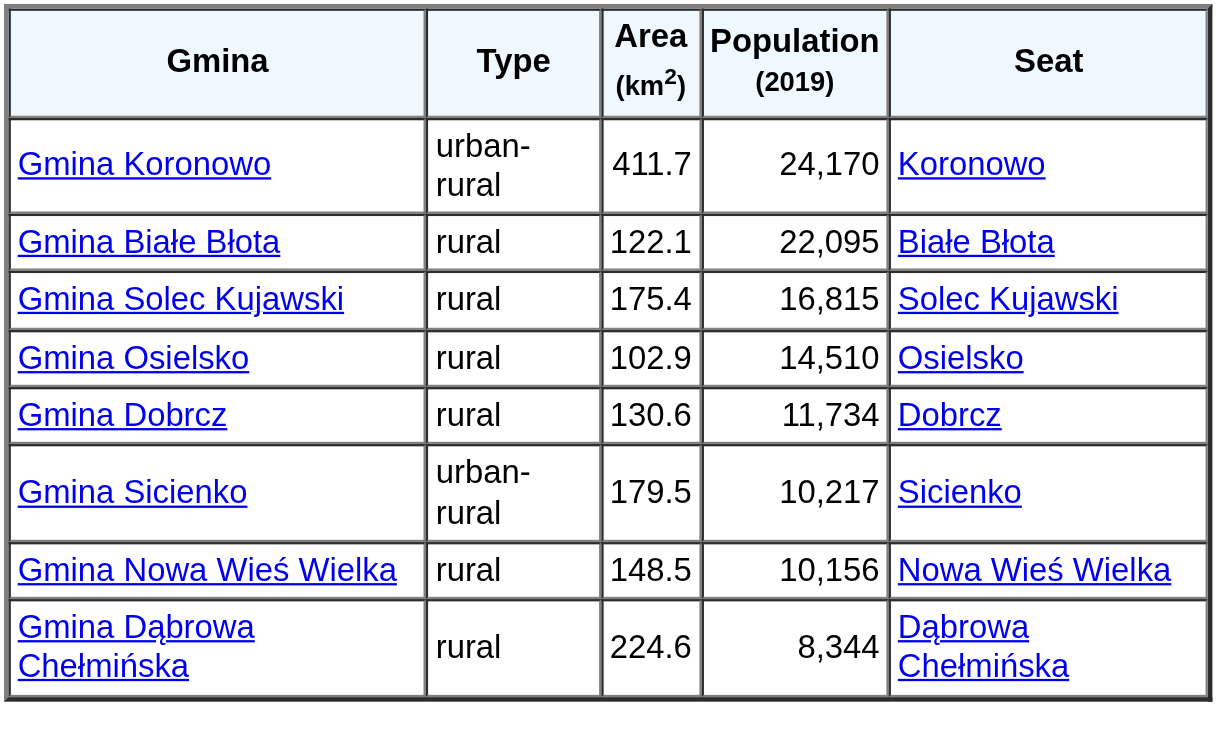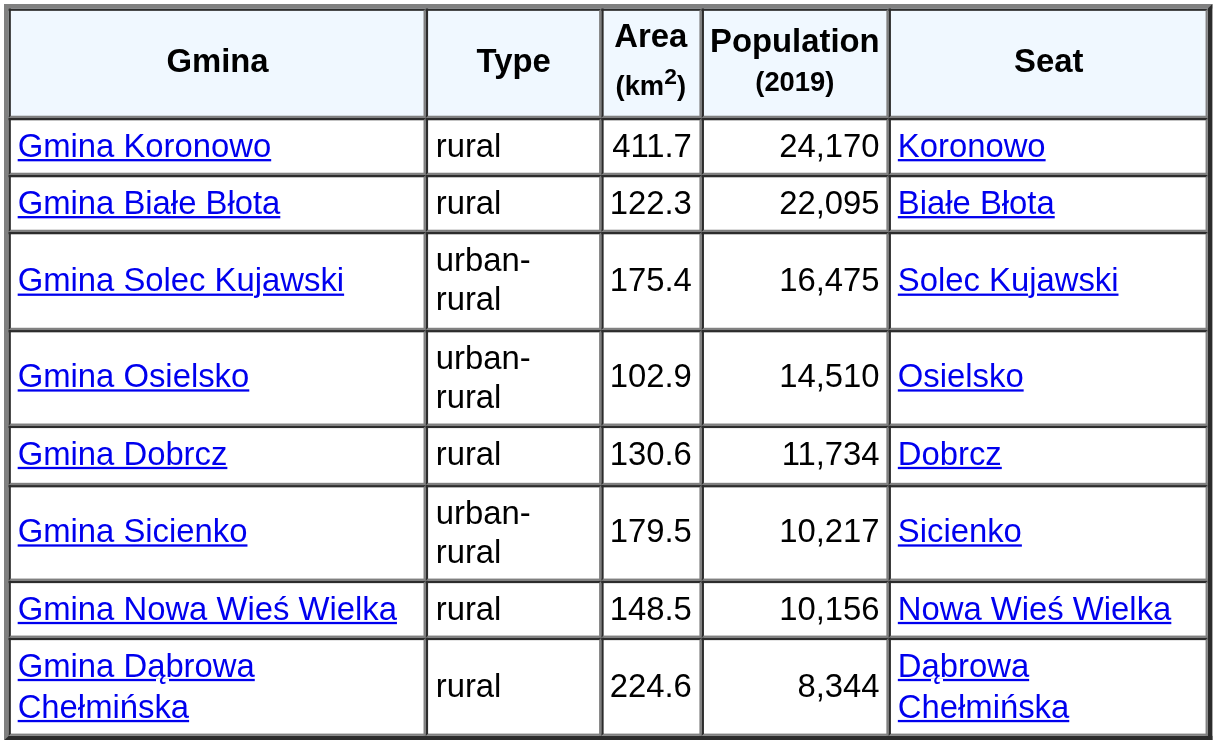(483, 164) urban-rural -> (469, 144) rural
(651, 241) 122.1 -> (651, 202) 122.3
(469, 299) rural -> (483, 279) urban-rural
(829, 299) 16,815 -> (829, 279) 16,475
(469, 357) rural -> (483, 376) urban-rural
